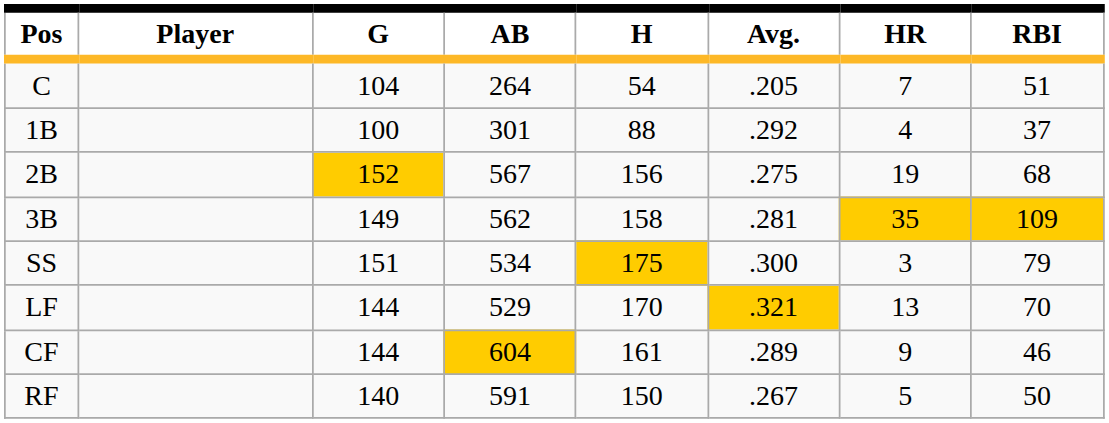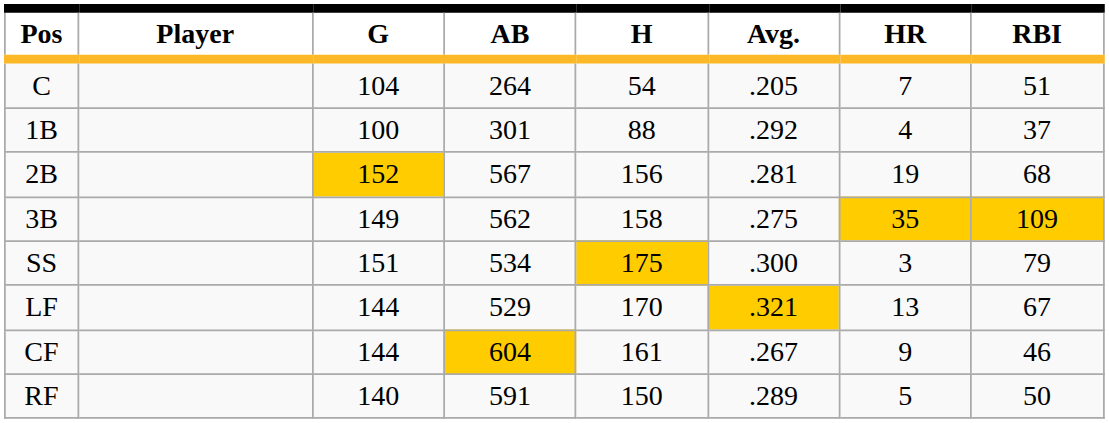(774, 173) .275 -> (774, 173) .281
(774, 218) .281 -> (774, 218) .275
(1037, 307) 70 -> (1037, 307) 67
(774, 351) .289 -> (774, 351) .267
(774, 395) .267 -> (774, 395) .289
